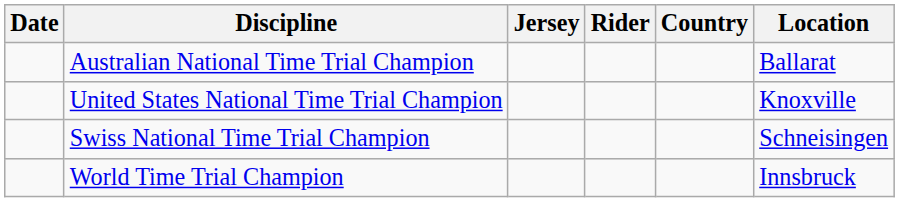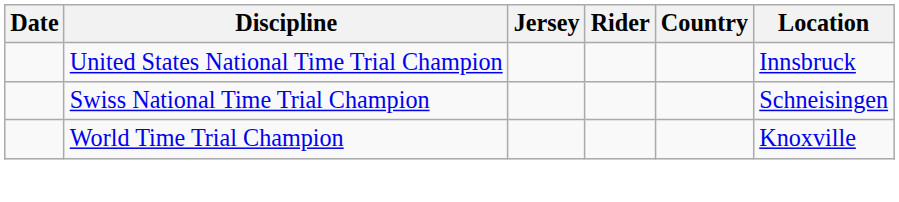- row: (272, 61)
(808, 100) Knoxville -> (808, 61) Innsbruck
(808, 176) Innsbruck -> (808, 138) Knoxville
